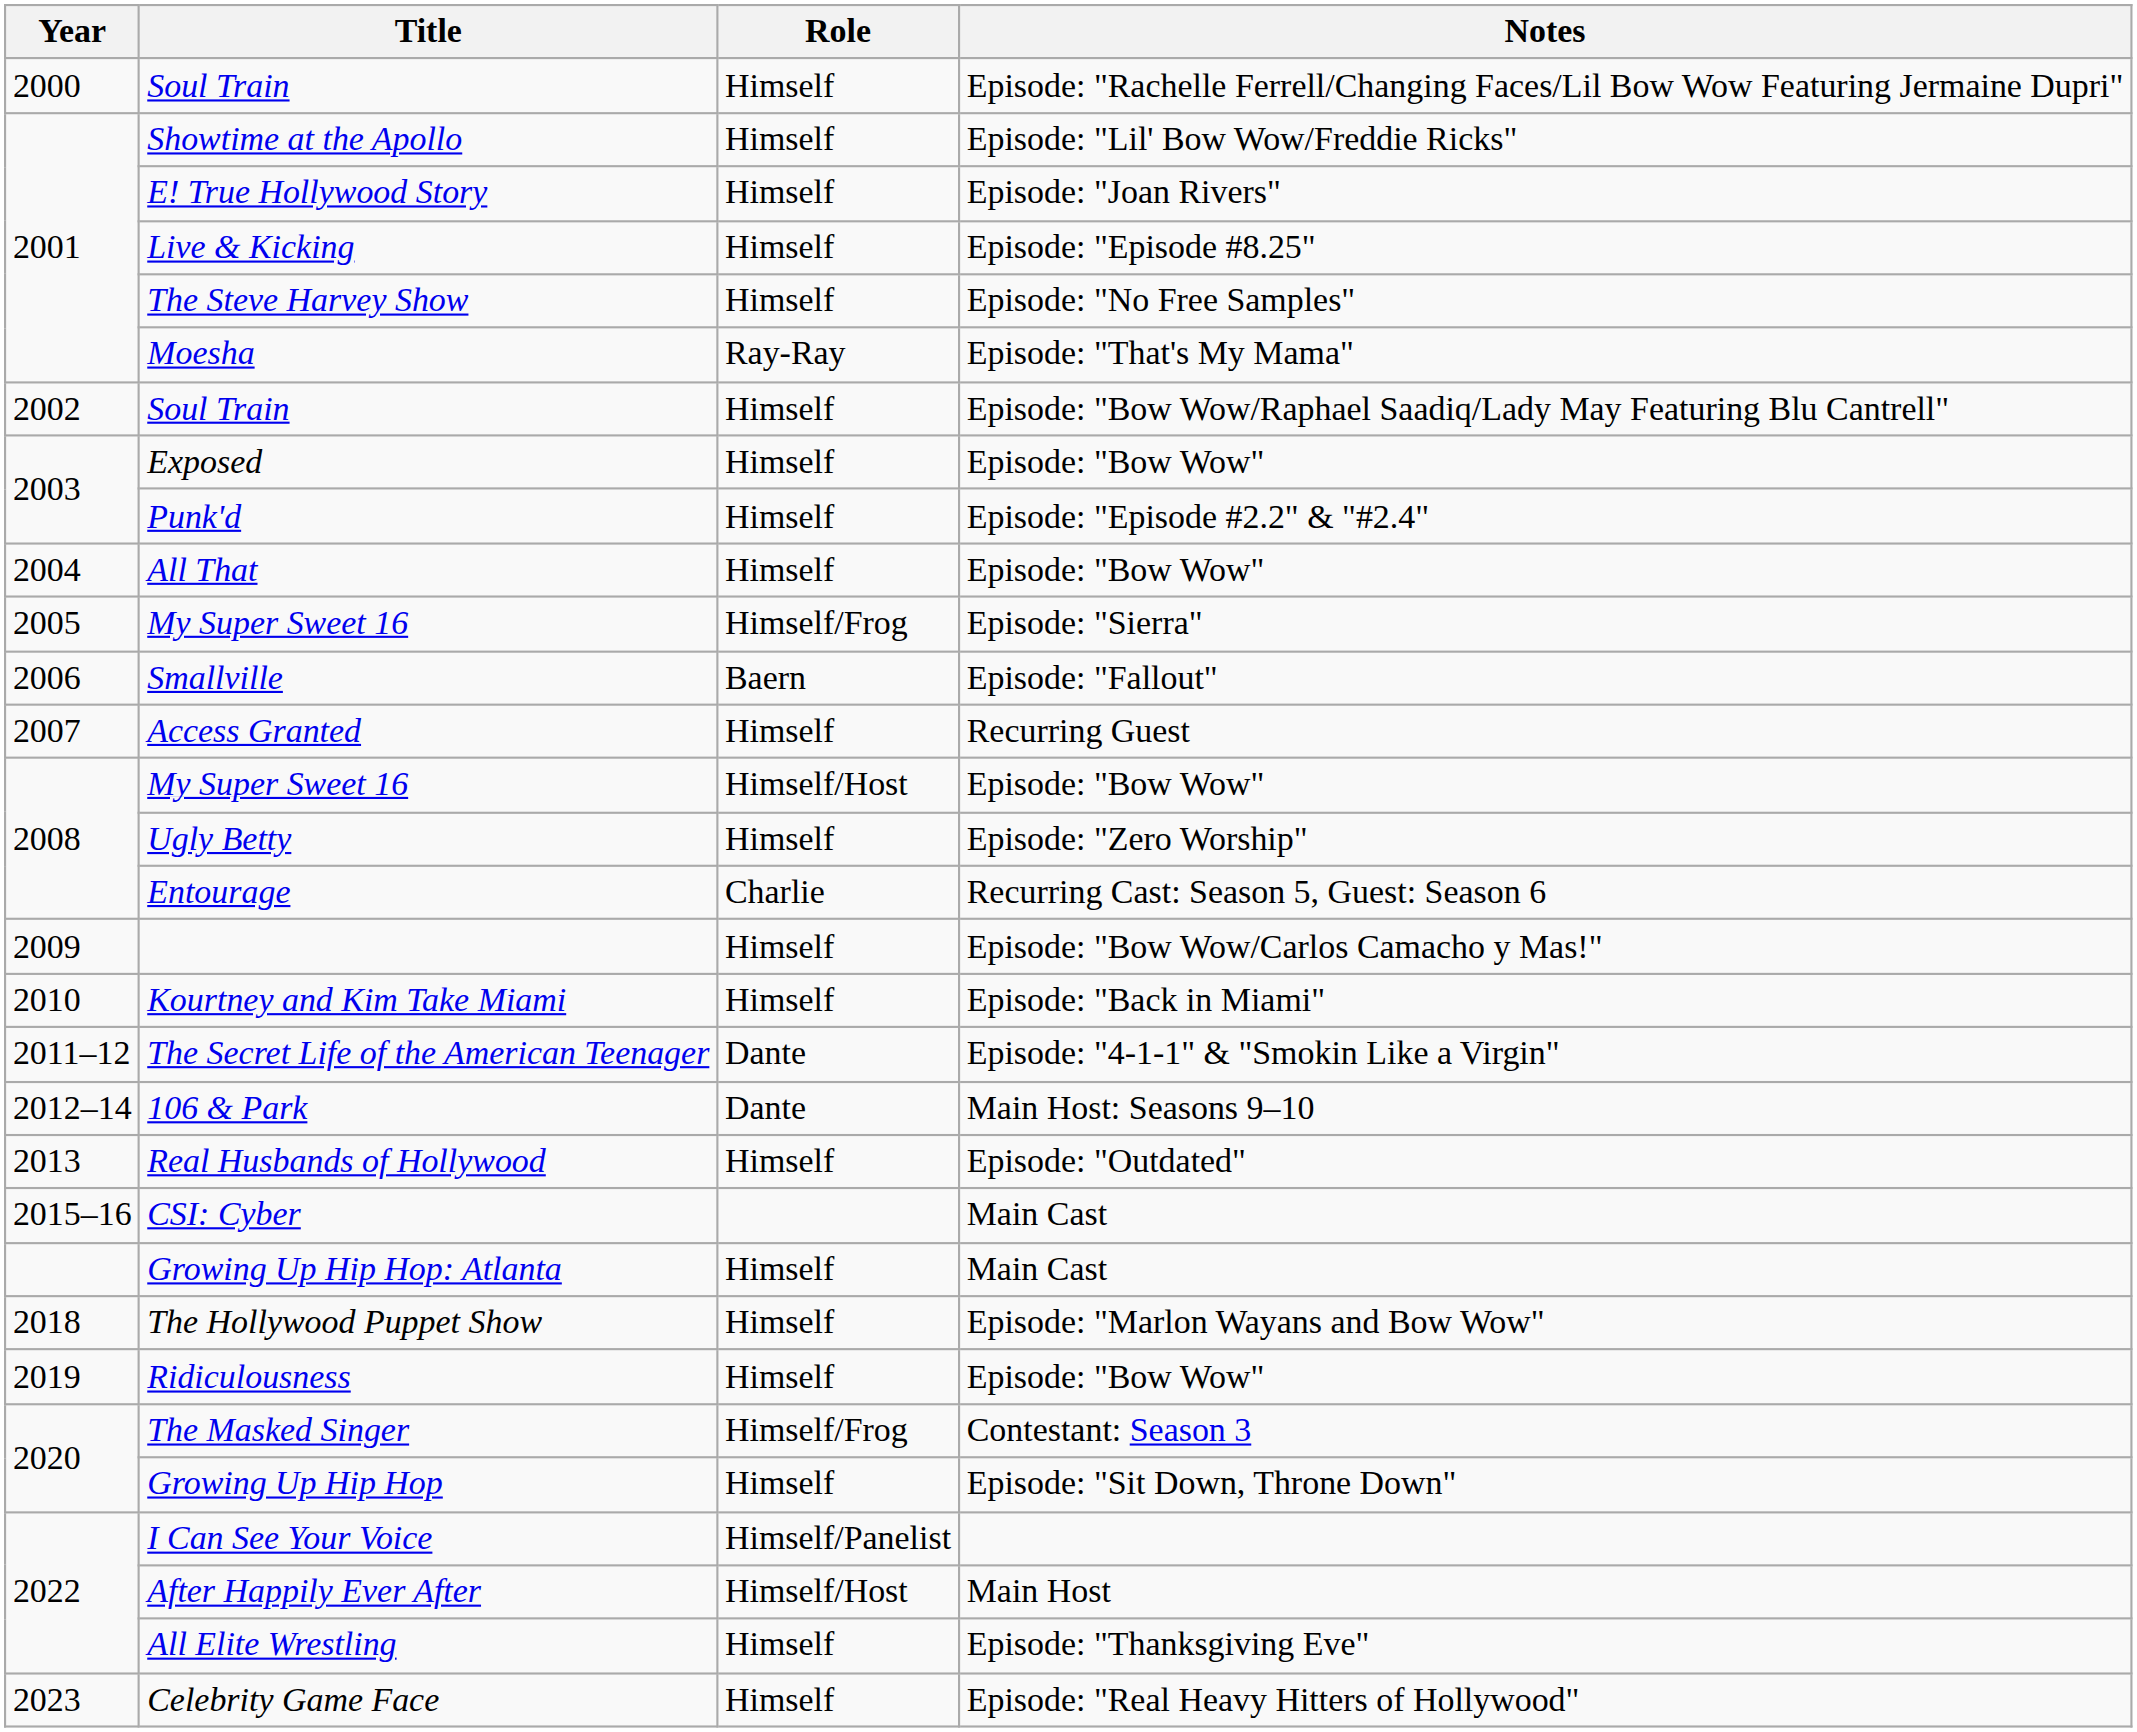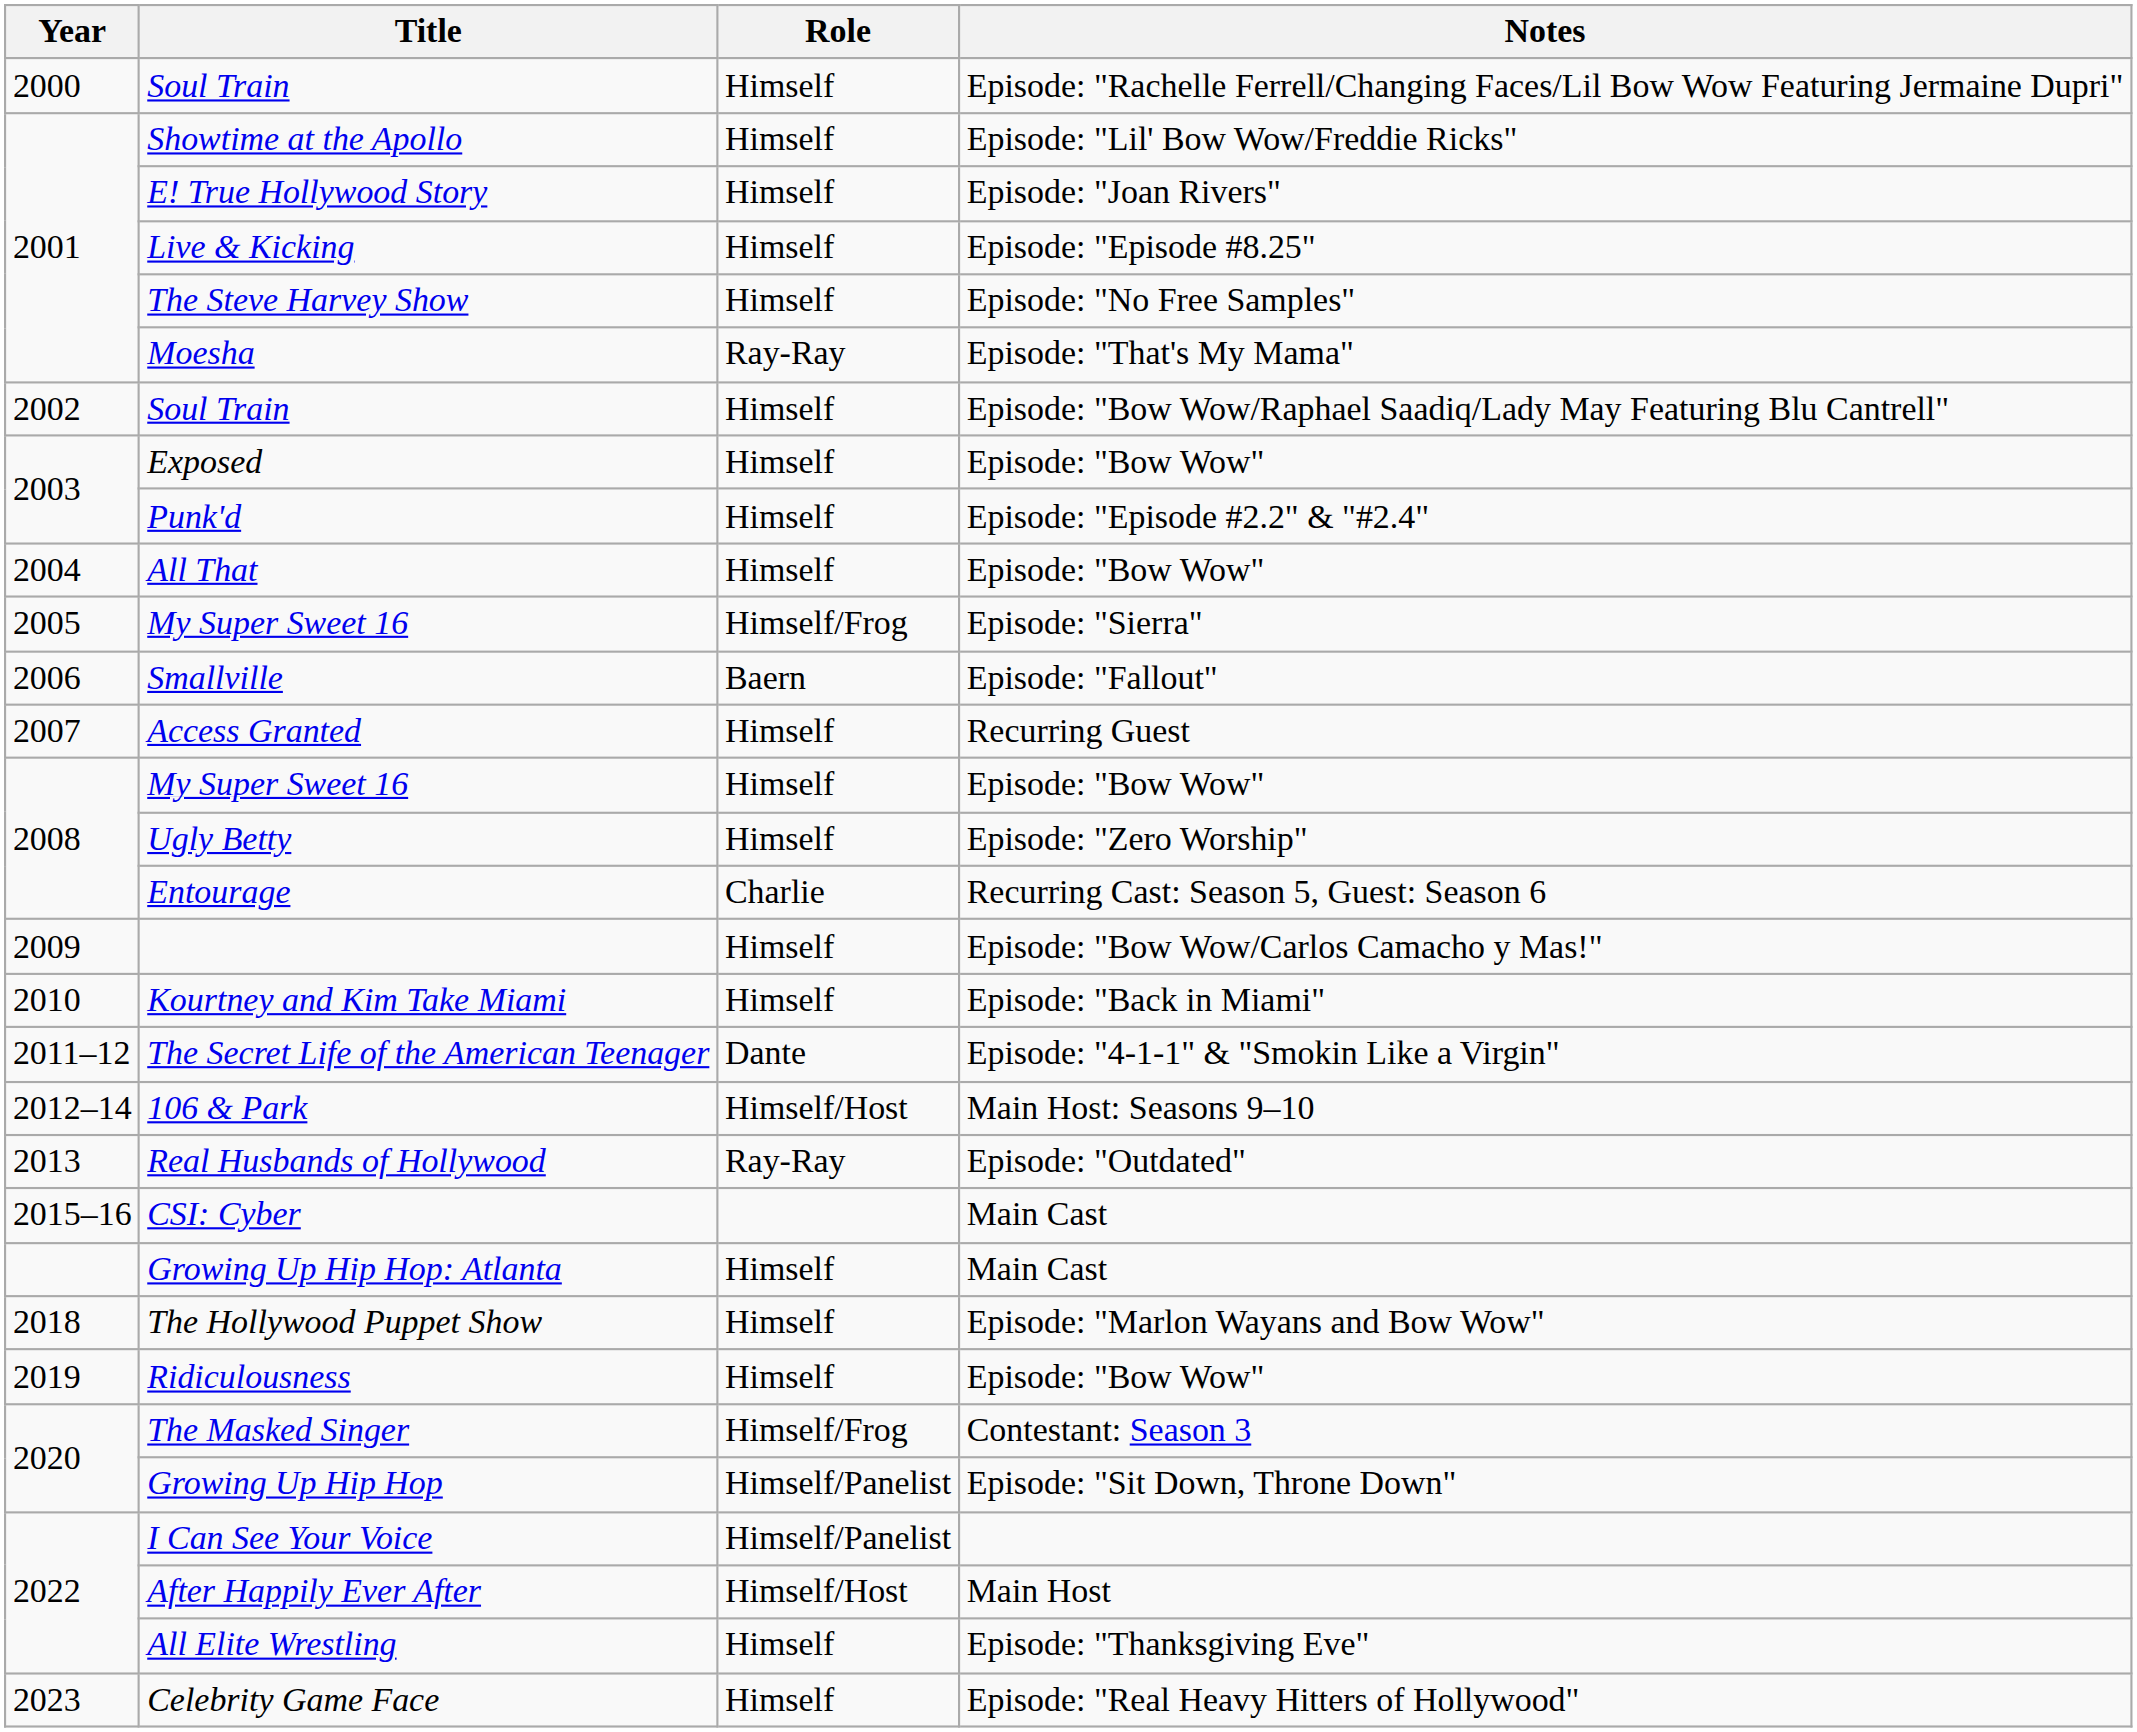(816, 784) Himself/Host -> (780, 784) Himself
(765, 1107) Dante -> (816, 1107) Himself/Host
(780, 1161) Himself -> (785, 1161) Ray-Ray
(780, 1483) Himself -> (838, 1483) Himself/Panelist
